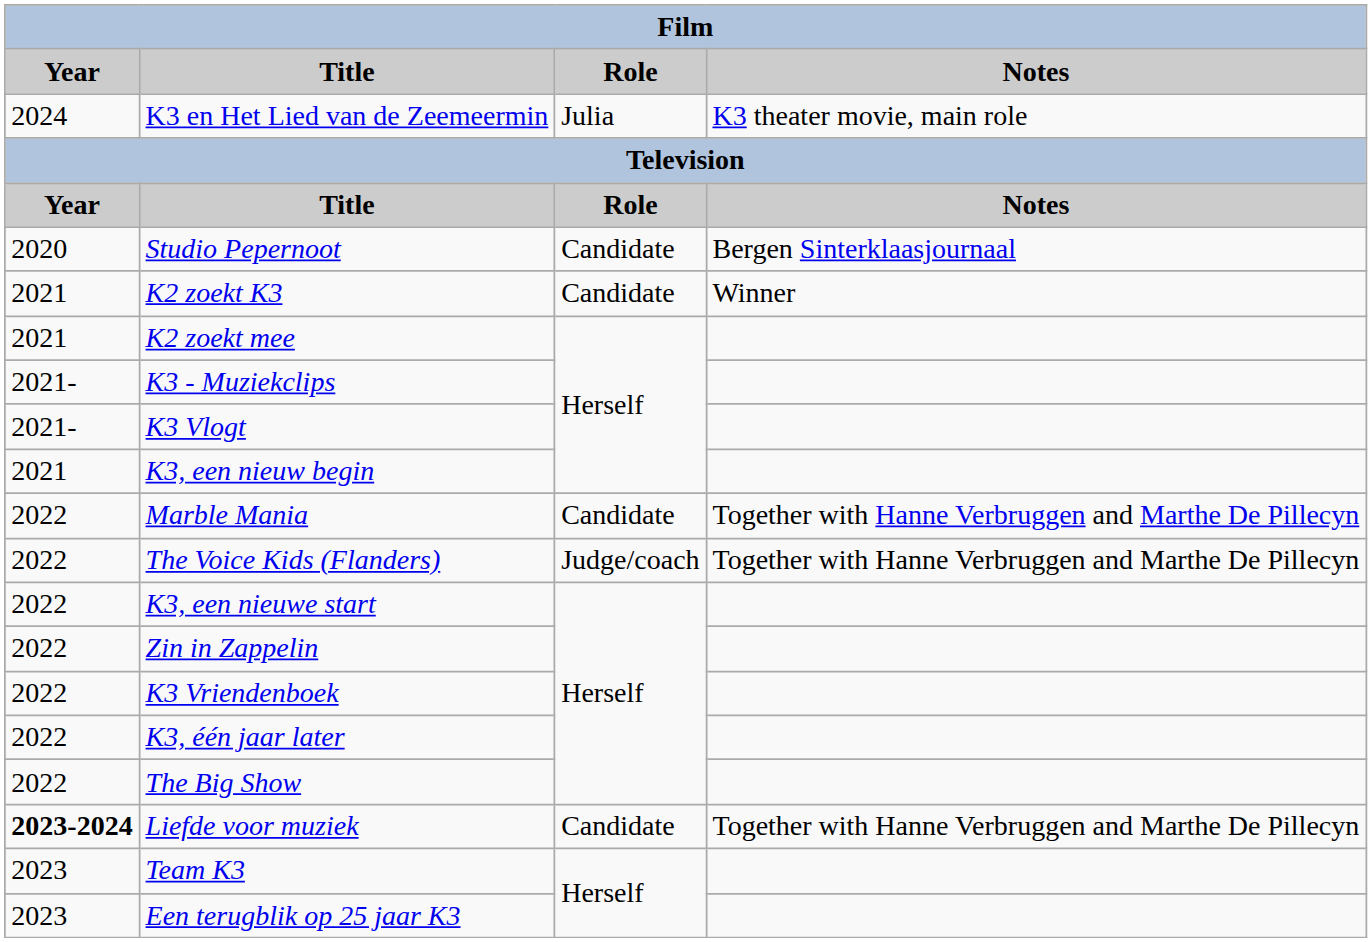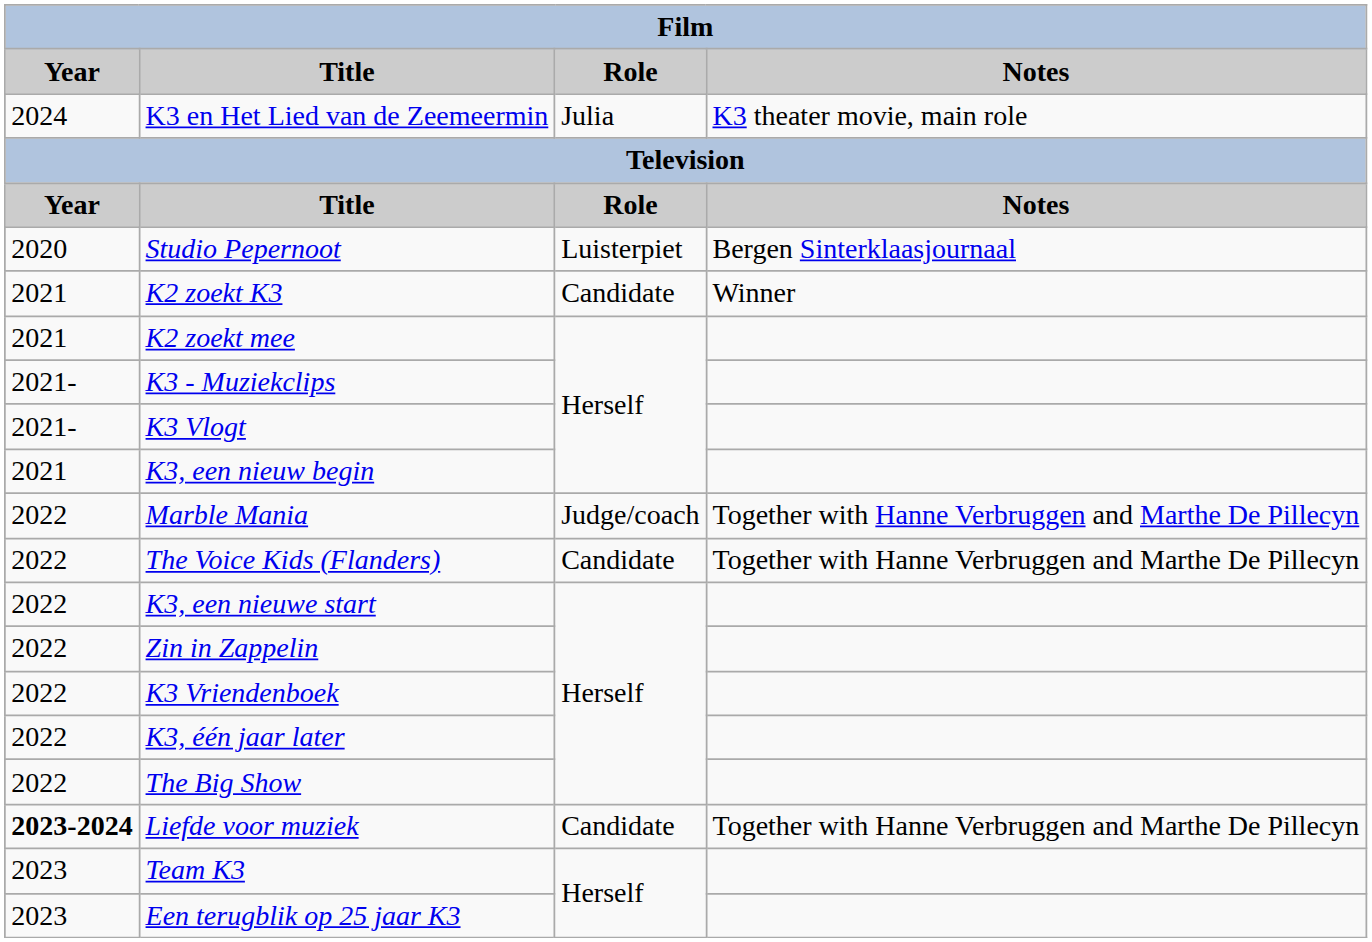(618, 248) Candidate -> (622, 248) Luisterpiet
(618, 515) Candidate -> (630, 515) Judge/coach
(630, 559) Judge/coach -> (618, 559) Candidate
